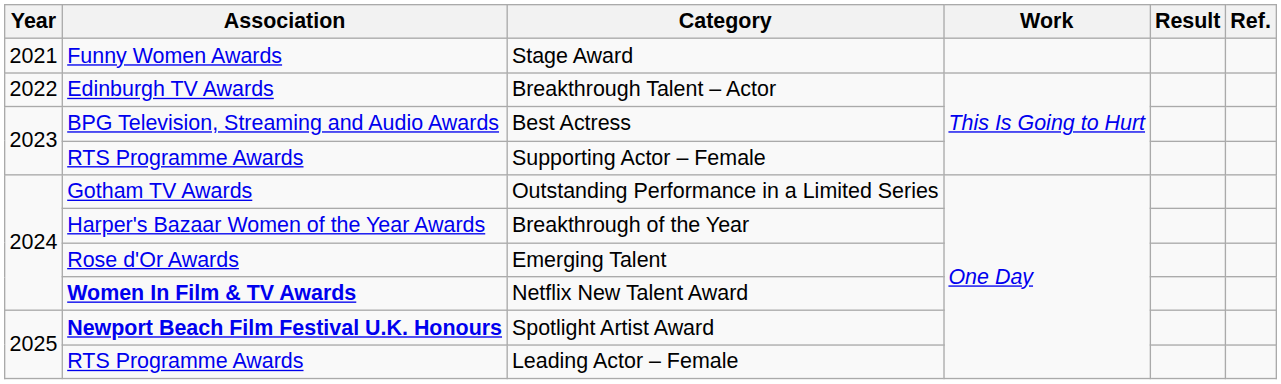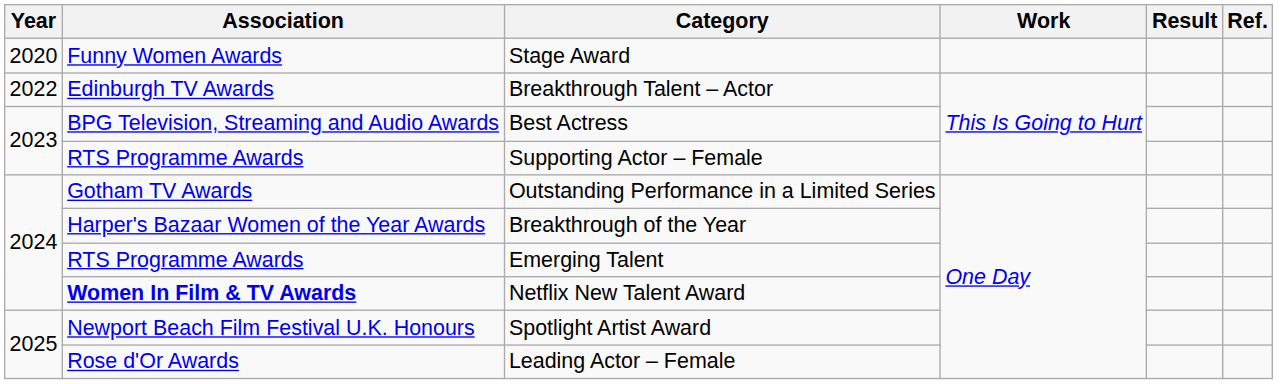(33, 55) 2021 -> (33, 55) 2020
(153, 259) Rose d'Or Awards -> (185, 259) RTS Programme Awards
(285, 327) bold -> (271, 327) normal
(185, 361) RTS Programme Awards -> (153, 361) Rose d'Or Awards
